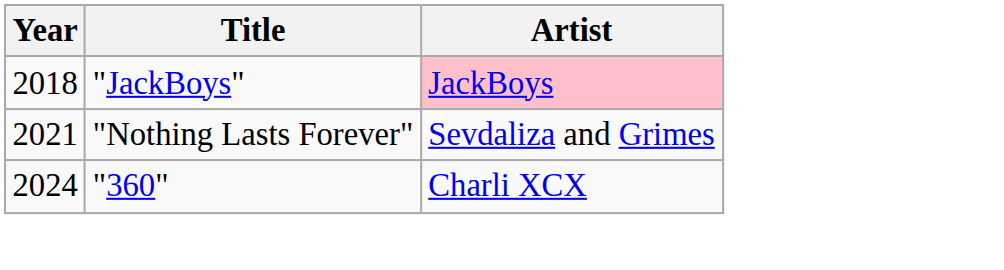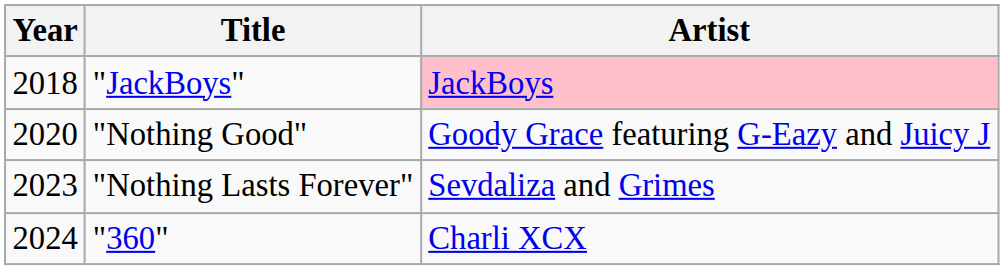+ row: (200, 133)
(45, 133) 2021 -> (45, 185) 2023
